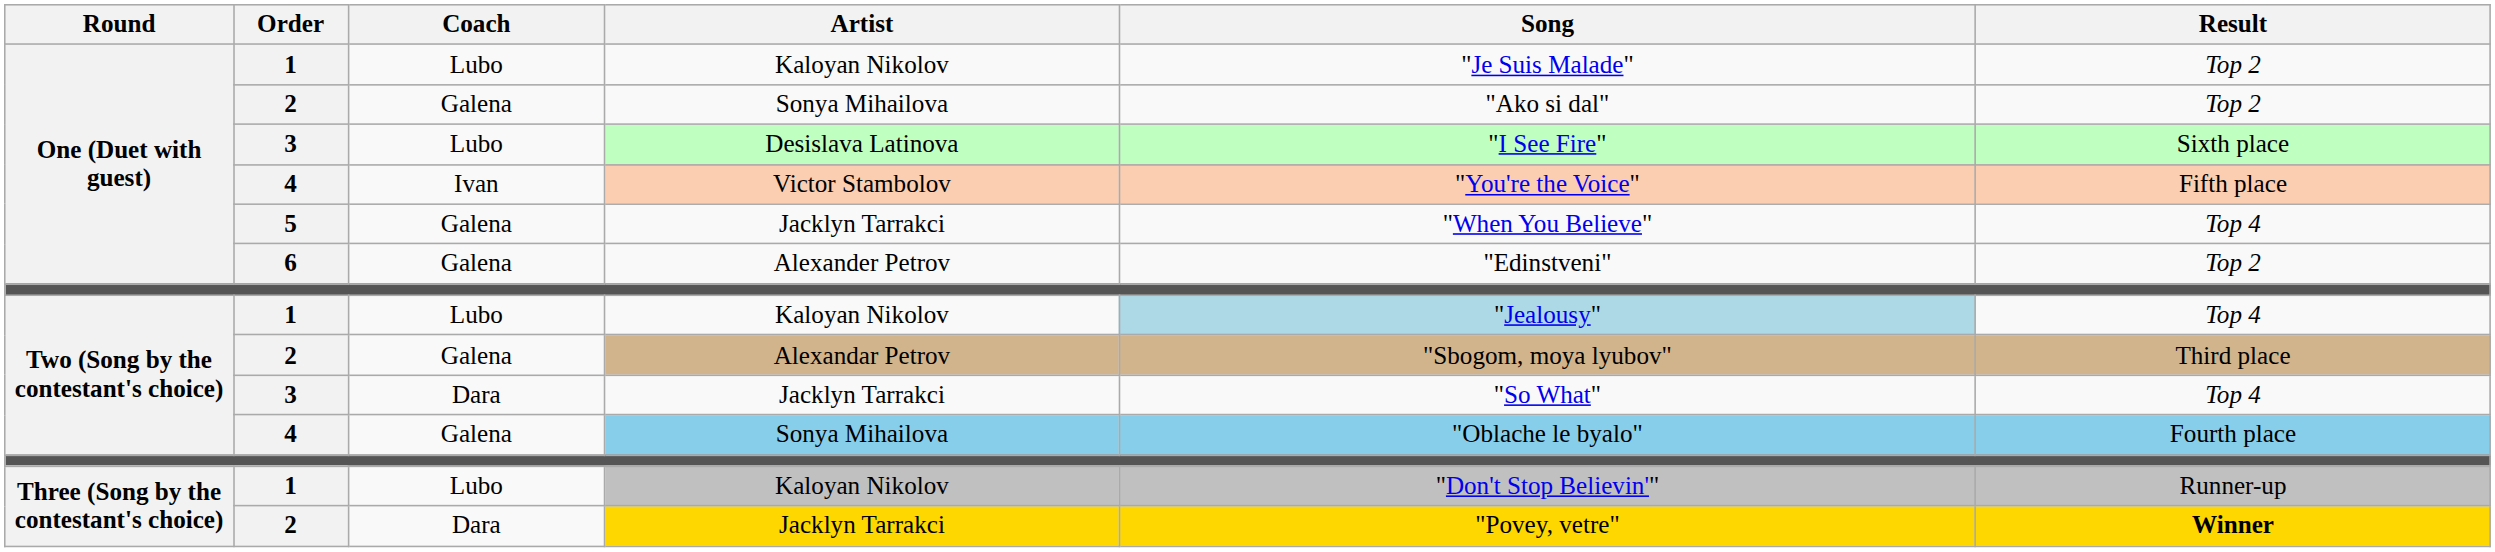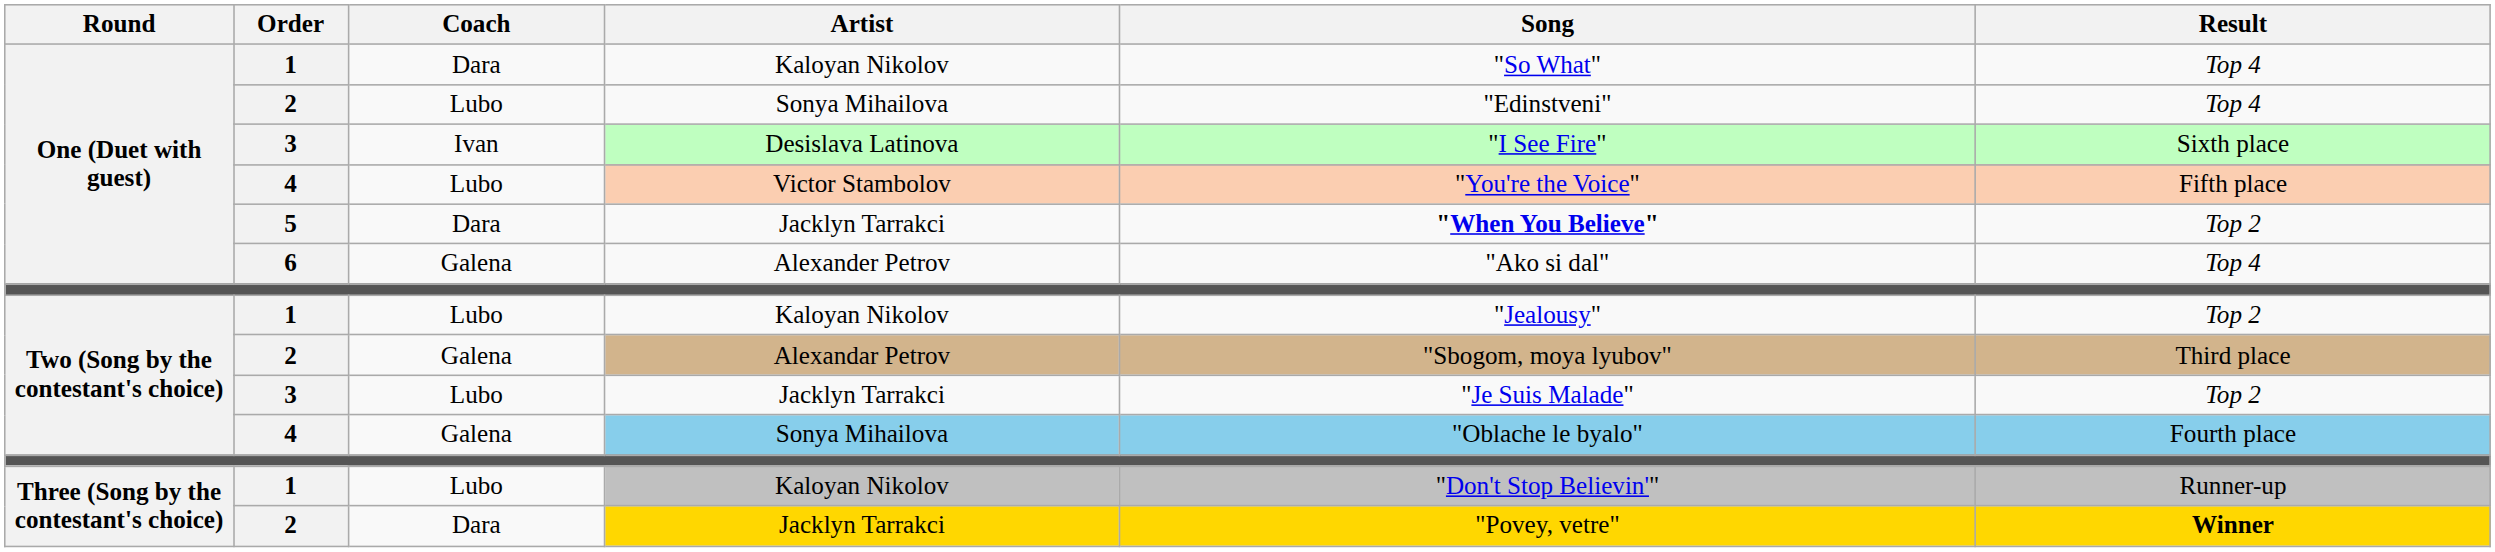(476, 64) Lubo -> (476, 64) Dara
(1547, 64) "Je Suis Malade" -> (1547, 64) "So What"
(2233, 64) Top 2 -> (2233, 64) Top 4
(476, 104) Galena -> (476, 104) Lubo
(1547, 104) "Ako si dal" -> (1547, 104) "Edinstveni"
(2233, 104) Top 2 -> (2233, 104) Top 4
(476, 143) Lubo -> (476, 143) Ivan
(476, 183) Ivan -> (476, 183) Lubo
(476, 223) Galena -> (476, 223) Dara
(1547, 223) normal -> (1547, 223) bold
(2233, 223) Top 4 -> (2233, 223) Top 2
(1547, 263) "Edinstveni" -> (1547, 263) "Ako si dal"
(2233, 263) Top 2 -> (2233, 263) Top 4
(1547, 314) lightblue background -> (1547, 314) no background
(2233, 314) Top 4 -> (2233, 314) Top 2
(476, 394) Dara -> (476, 394) Lubo
(1547, 394) "So What" -> (1547, 394) "Je Suis Malade"
(2233, 394) Top 4 -> (2233, 394) Top 2
